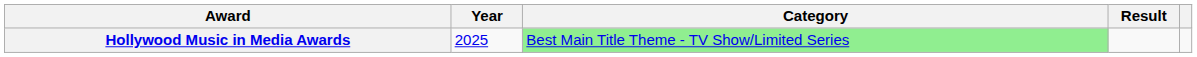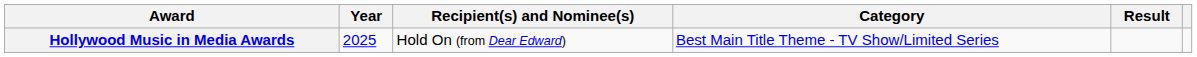+ column: (533, 16)
(688, 40) lightgreen background -> (837, 40) no background
